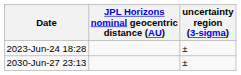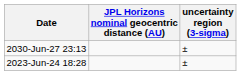rows swapped: (46, 48) <-> (46, 63)
